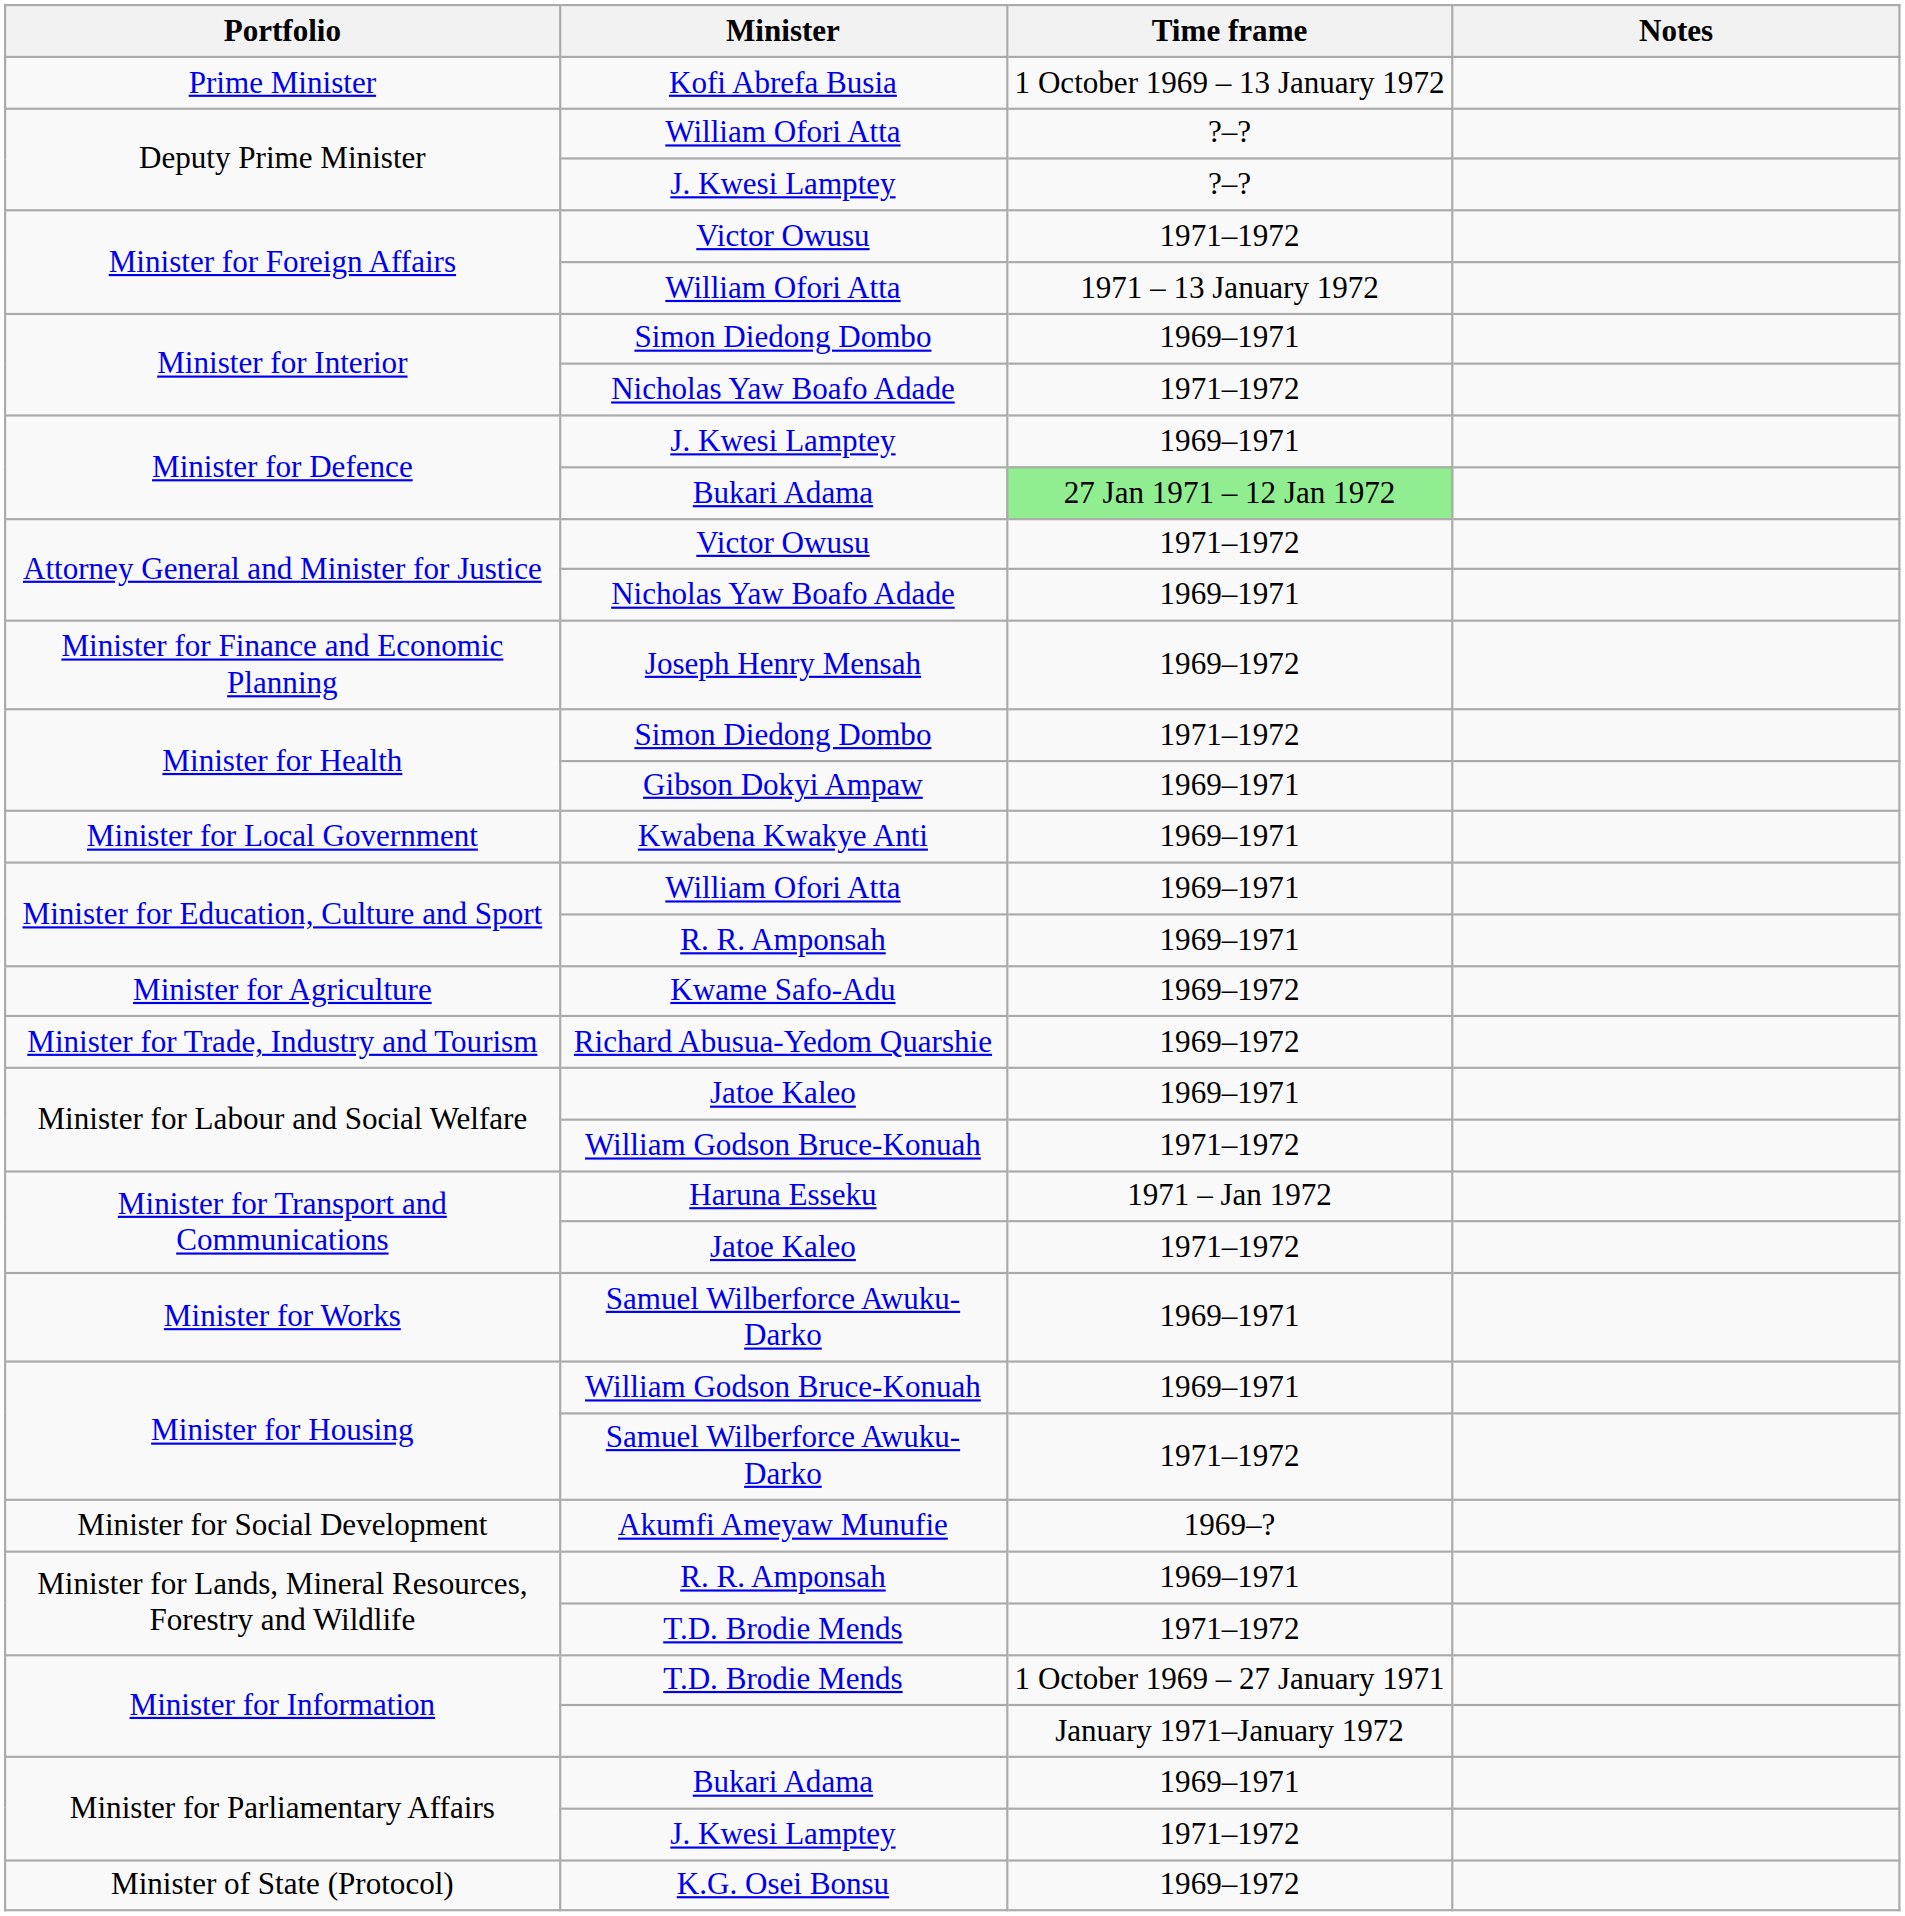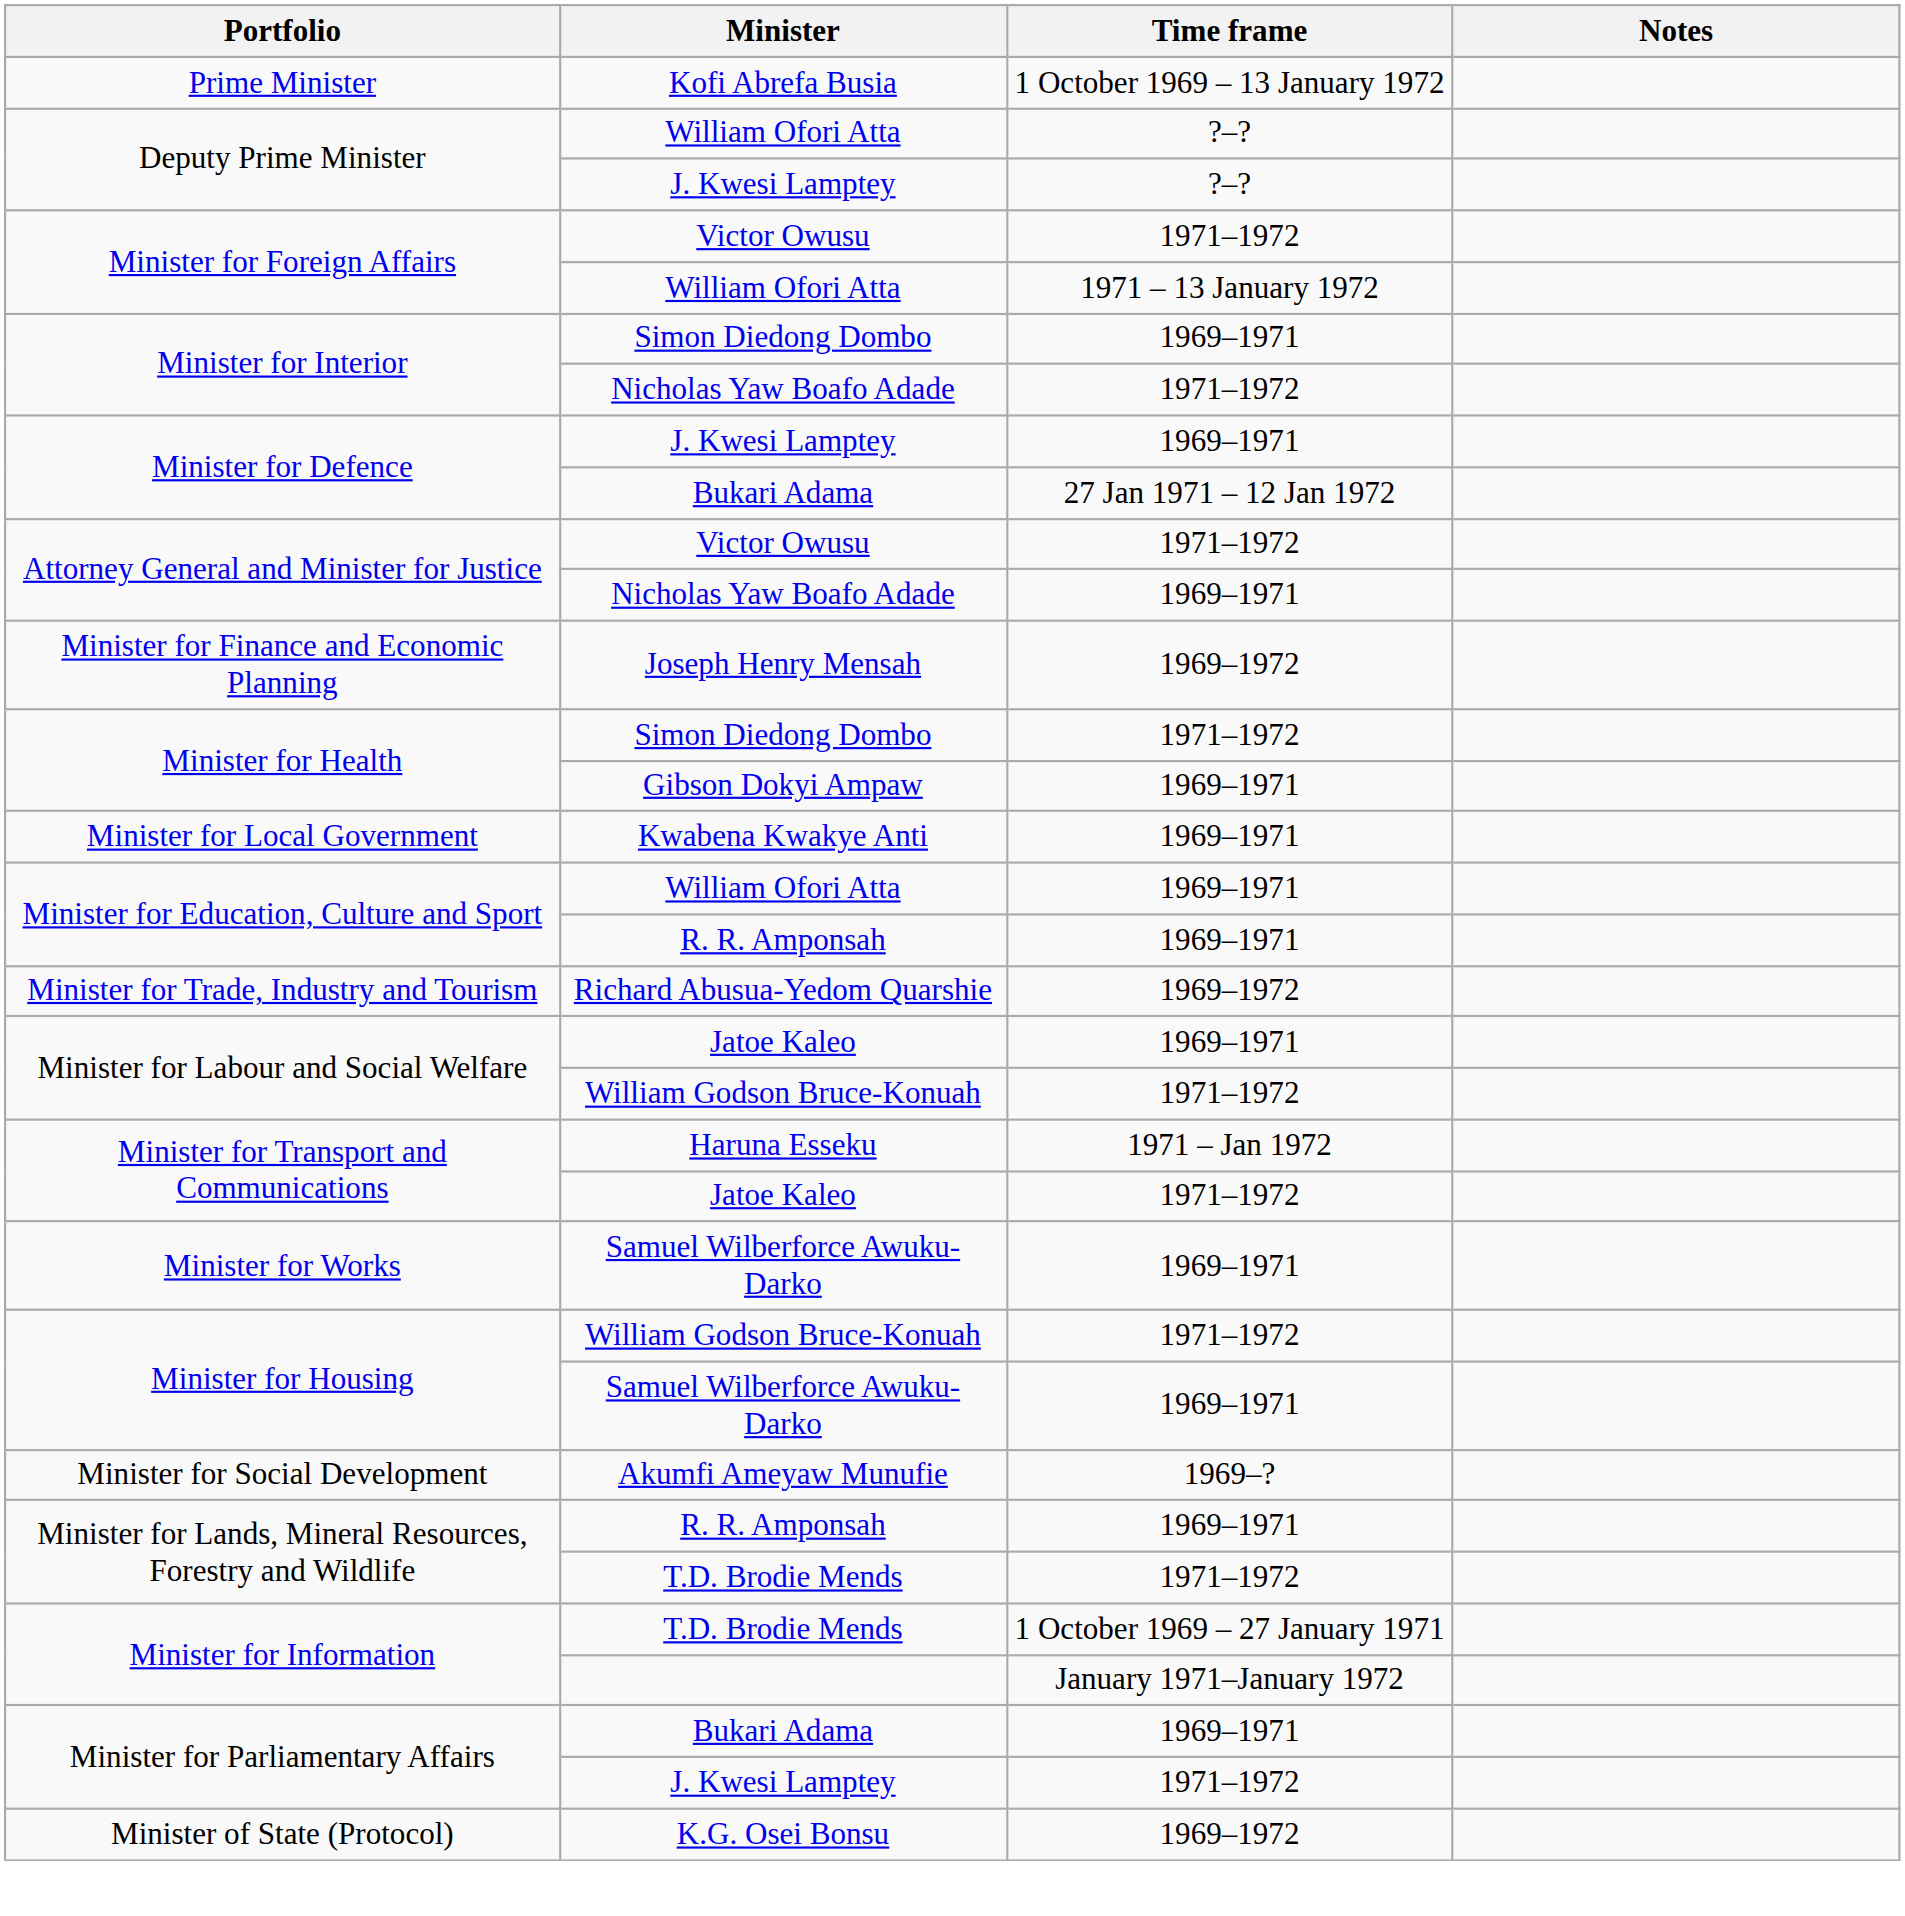(1230, 492) lightgreen background -> (1230, 492) no background
- row: (282, 990)
(1230, 1386) 1969–1971 -> (1230, 1335) 1971–1972
(1230, 1456) 1971–1972 -> (1230, 1404) 1969–1971
